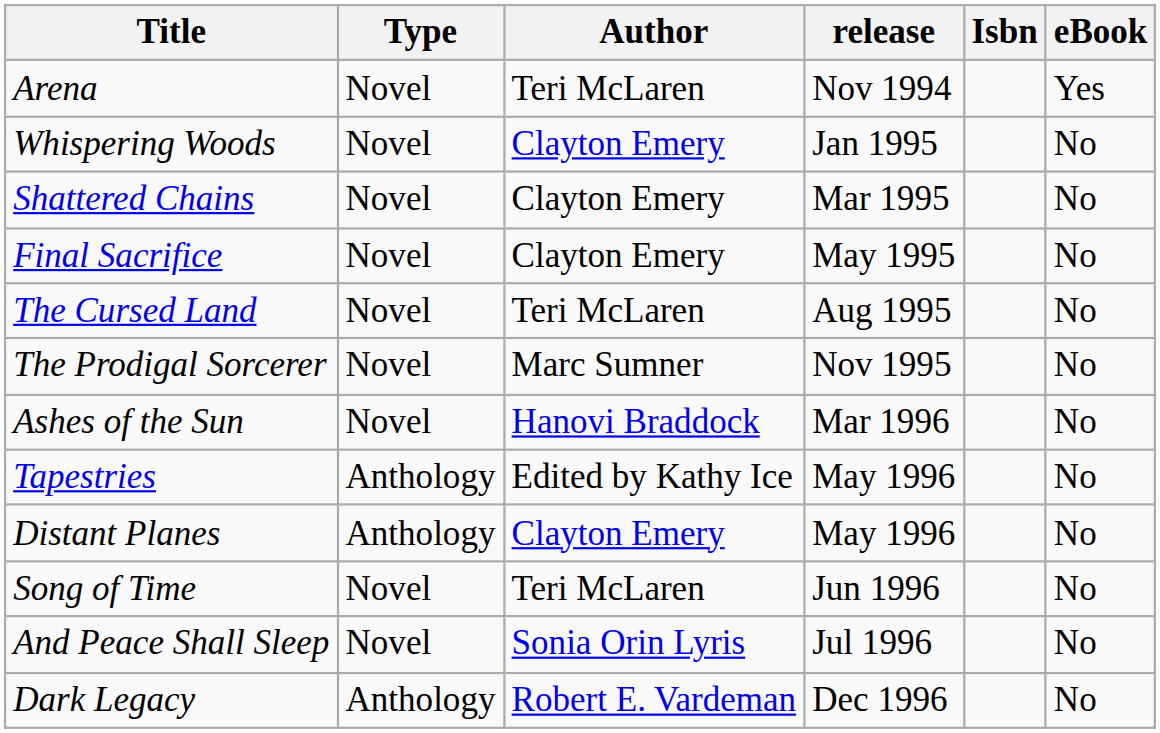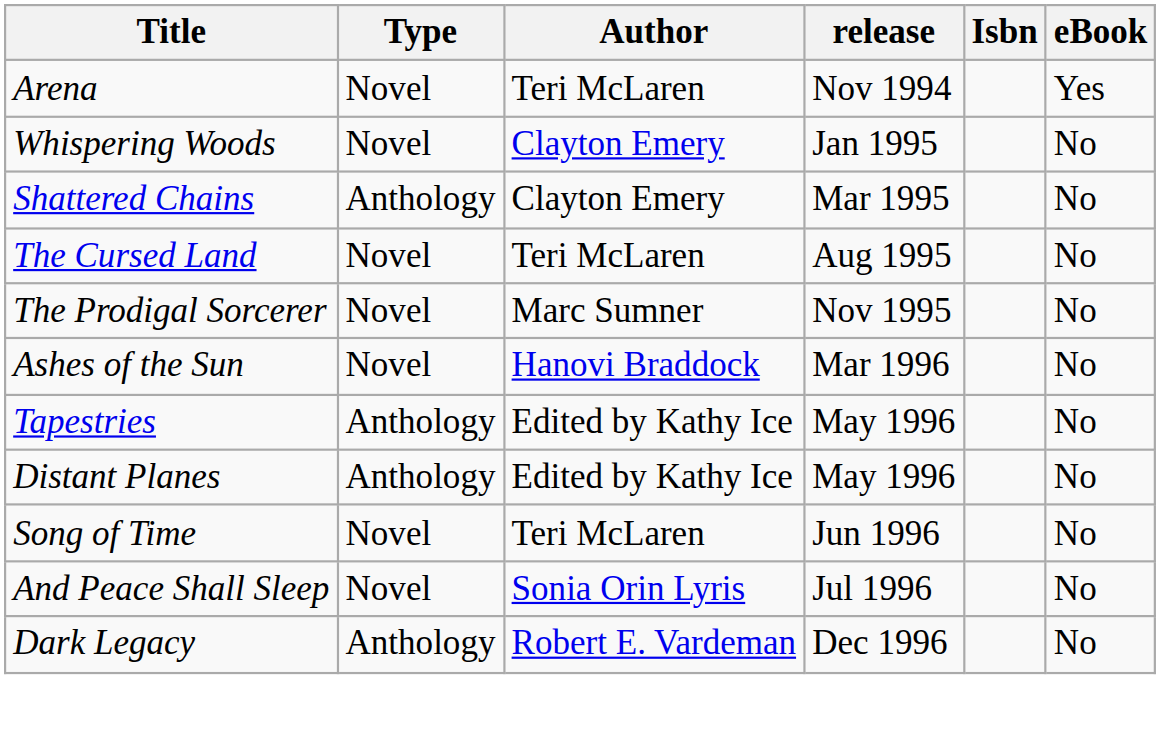(388, 198) Novel -> (420, 198) Anthology
- row: (118, 254)
(618, 532) Clayton Emery -> (652, 476) Edited by Kathy Ice
